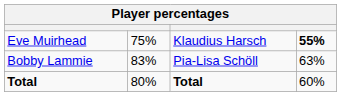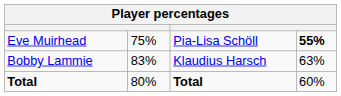(220, 40) Klaudius Harsch -> (216, 40) Pia-Lisa Schöll
(216, 61) Pia-Lisa Schöll -> (220, 61) Klaudius Harsch
